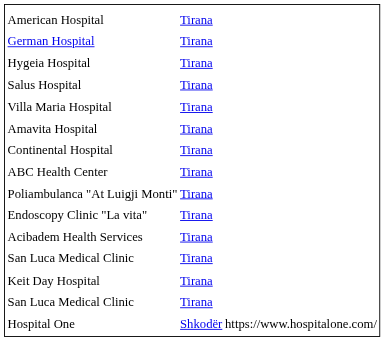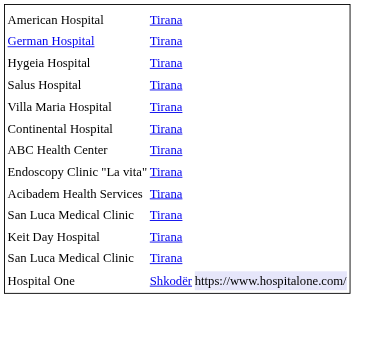- row: (52, 128)
- row: (92, 193)
(301, 323) no background -> (271, 280) lavender background
